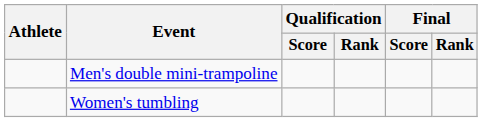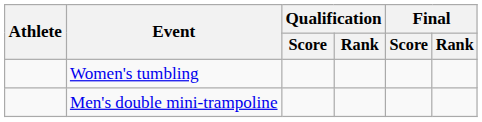rows swapped: (174, 74) <-> (134, 102)
